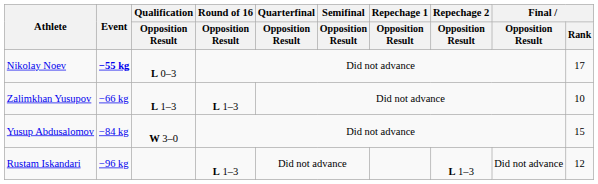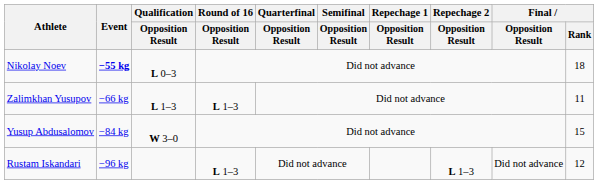(580, 66) 17 -> (580, 66) 18
(580, 99) 10 -> (580, 99) 11
